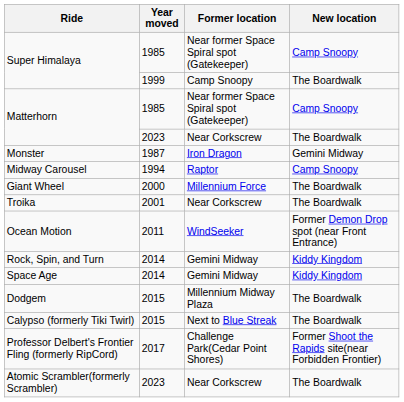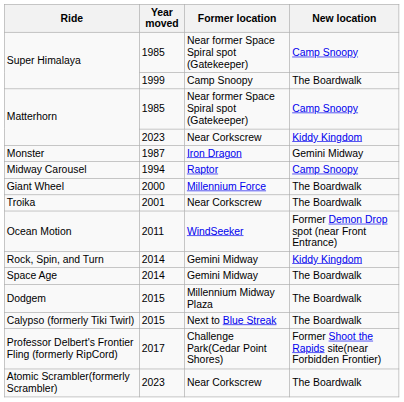(327, 137) The Boardwalk -> (327, 137) Kiddy Kingdom
(327, 276) Kiddy Kingdom -> (327, 276) The Boardwalk
